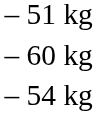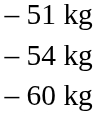rows swapped: (49, 95) <-> (49, 55)
